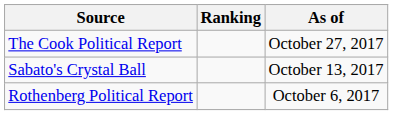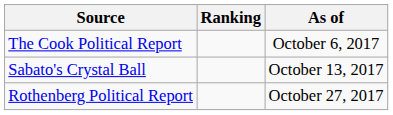(326, 43) October 27, 2017 -> (326, 43) October 6, 2017
(326, 95) October 6, 2017 -> (326, 95) October 27, 2017
